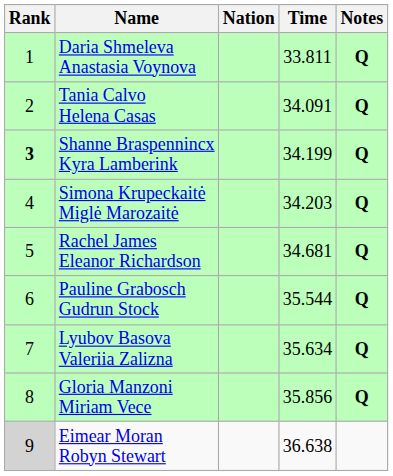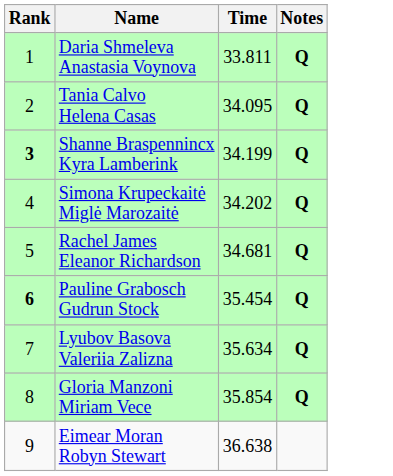- column: (249, 18)
(308, 105) 34.091 -> (247, 105) 34.095
(308, 202) 34.203 -> (247, 202) 34.202
(30, 300) normal -> (30, 300) bold
(308, 300) 35.544 -> (247, 300) 35.454
(308, 397) 35.856 -> (247, 397) 35.854
(30, 445) lightgrey background -> (30, 445) no background
